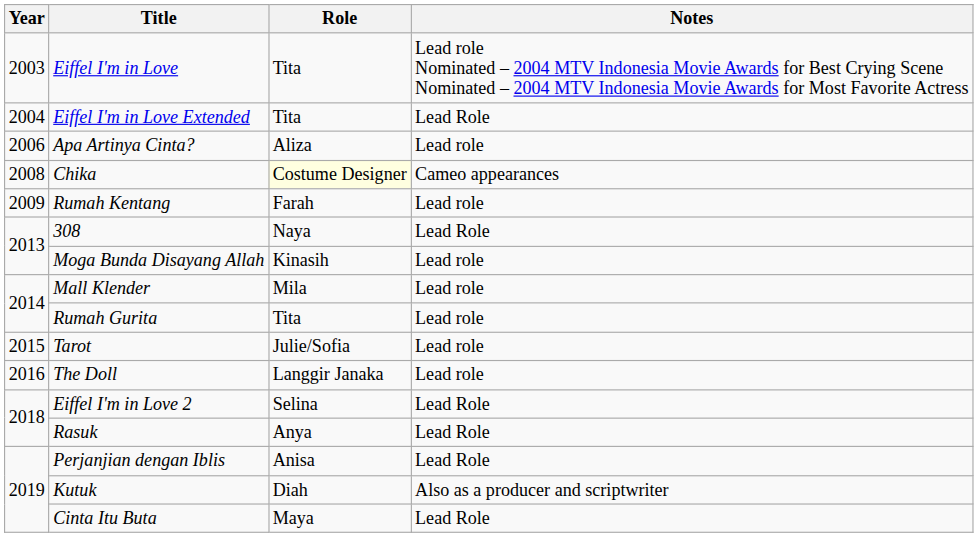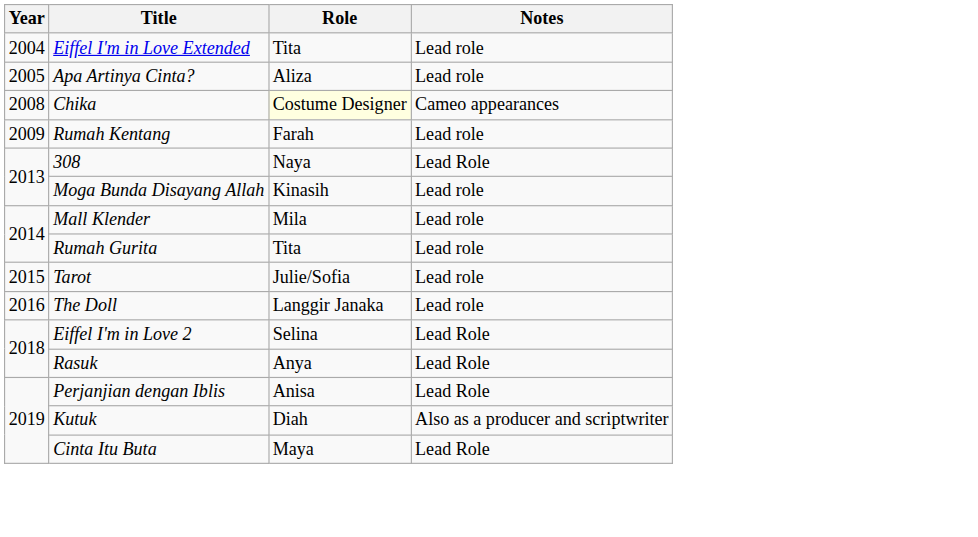- row: (116, 67)
(452, 116) Lead Role -> (449, 47) Lead role
(27, 145) 2006 -> (27, 76) 2005
